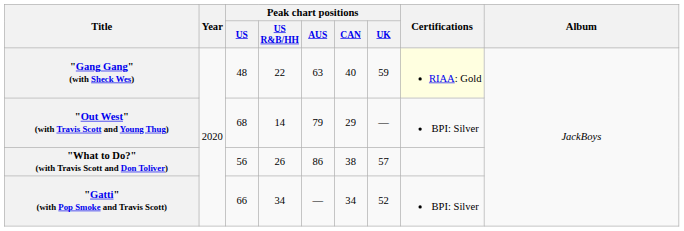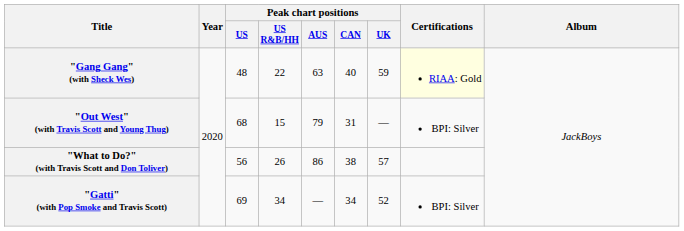(280, 122) 14 -> (280, 122) 15
(351, 122) 29 -> (351, 122) 31
(242, 201) 66 -> (242, 201) 69
